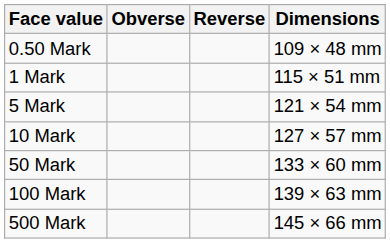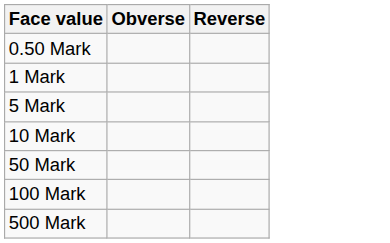- column: (328, 19)
